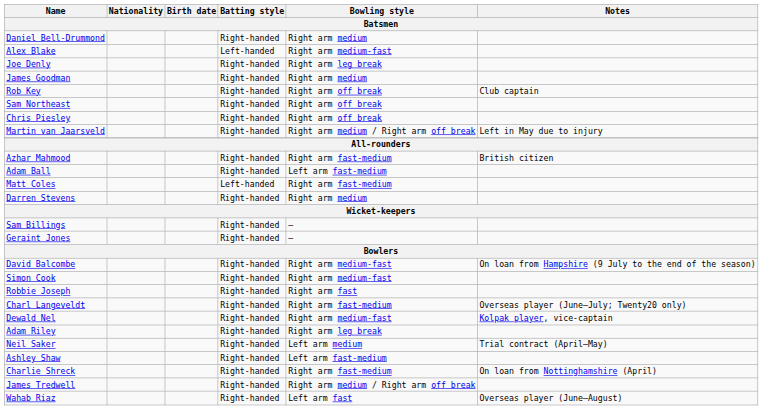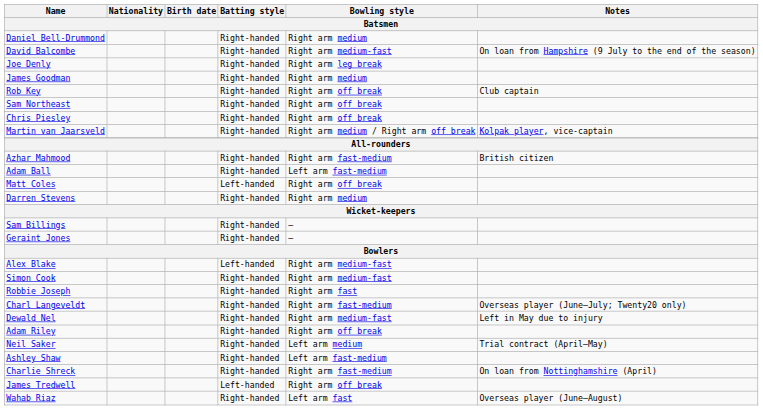rows swapped: (31, 51) <-> (41, 265)
(541, 131) Left in May due to injury -> (546, 131) Kolpak player, vice-captain
(340, 185) Right arm fast-medium -> (335, 185) Right arm off break
(546, 318) Kolpak player, vice-captain -> (541, 318) Left in May due to injury
(335, 331) Right arm leg break -> (335, 331) Right arm off break
(250, 385) Right-handed -> (247, 385) Left-handed
(382, 385) Right arm medium / Right arm off break -> (335, 385) Right arm off break
